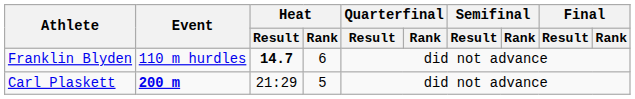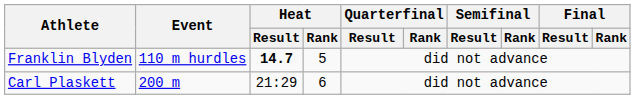(322, 60) 6 -> (322, 60) 5
(159, 83) bold -> (159, 83) normal
(322, 83) 5 -> (322, 83) 6
